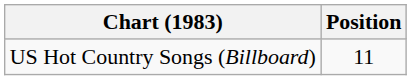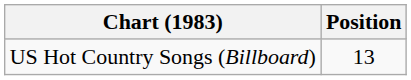(364, 56) 11 -> (364, 56) 13
